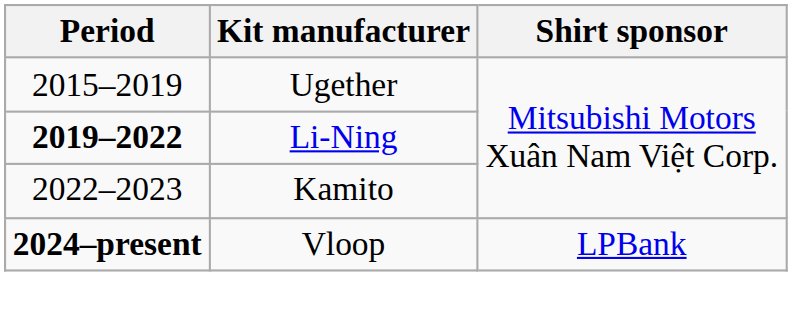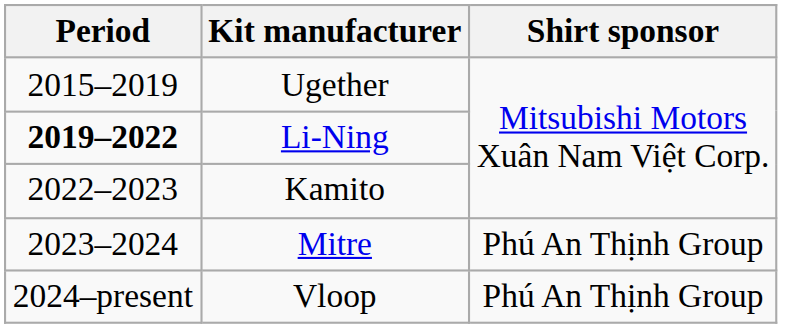+ row: (335, 243)
(107, 243) bold -> (103, 296) normal
(632, 243) LPBank -> (623, 296) Phú An Thịnh Group
